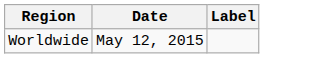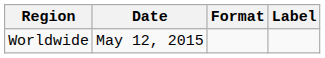+ column: (238, 17)
